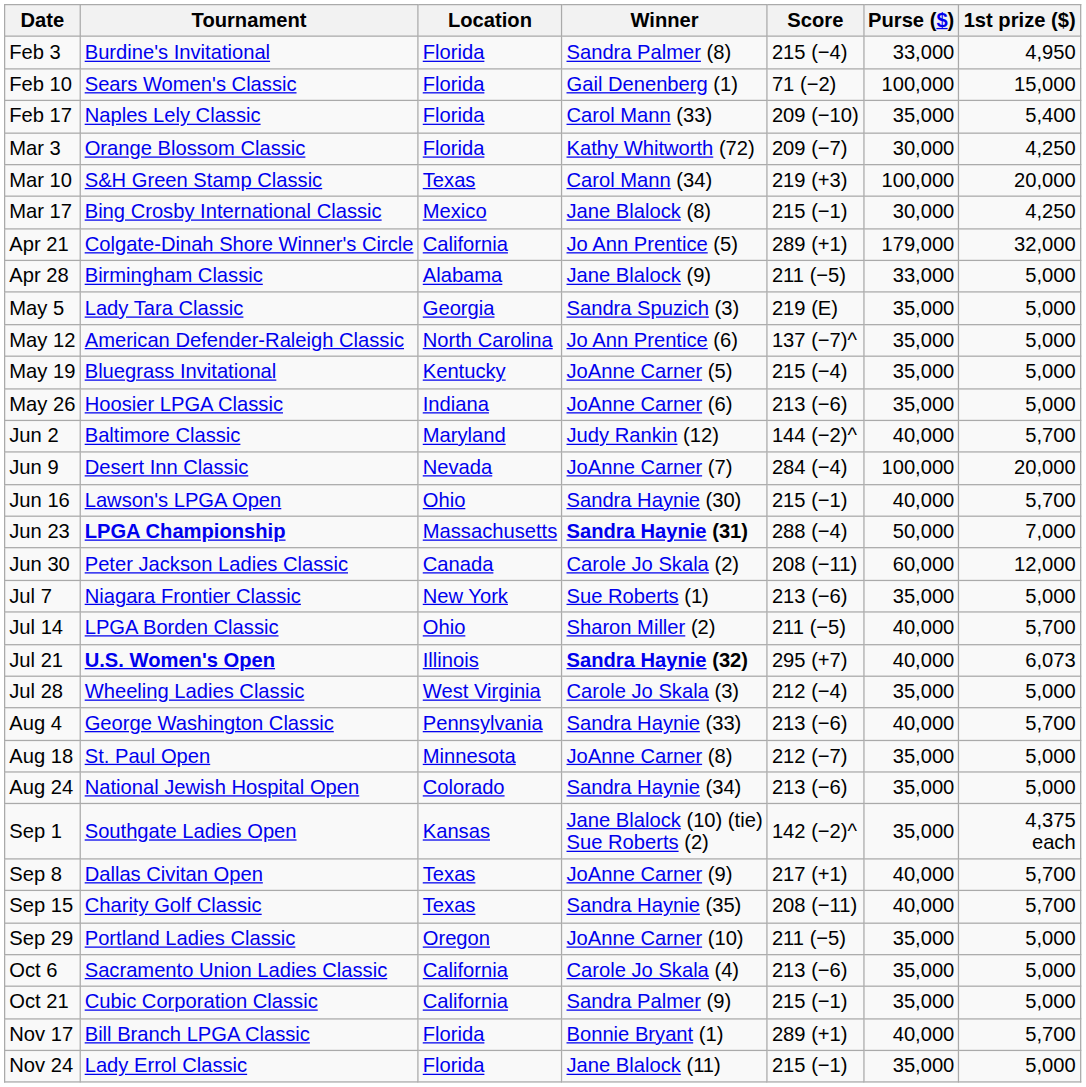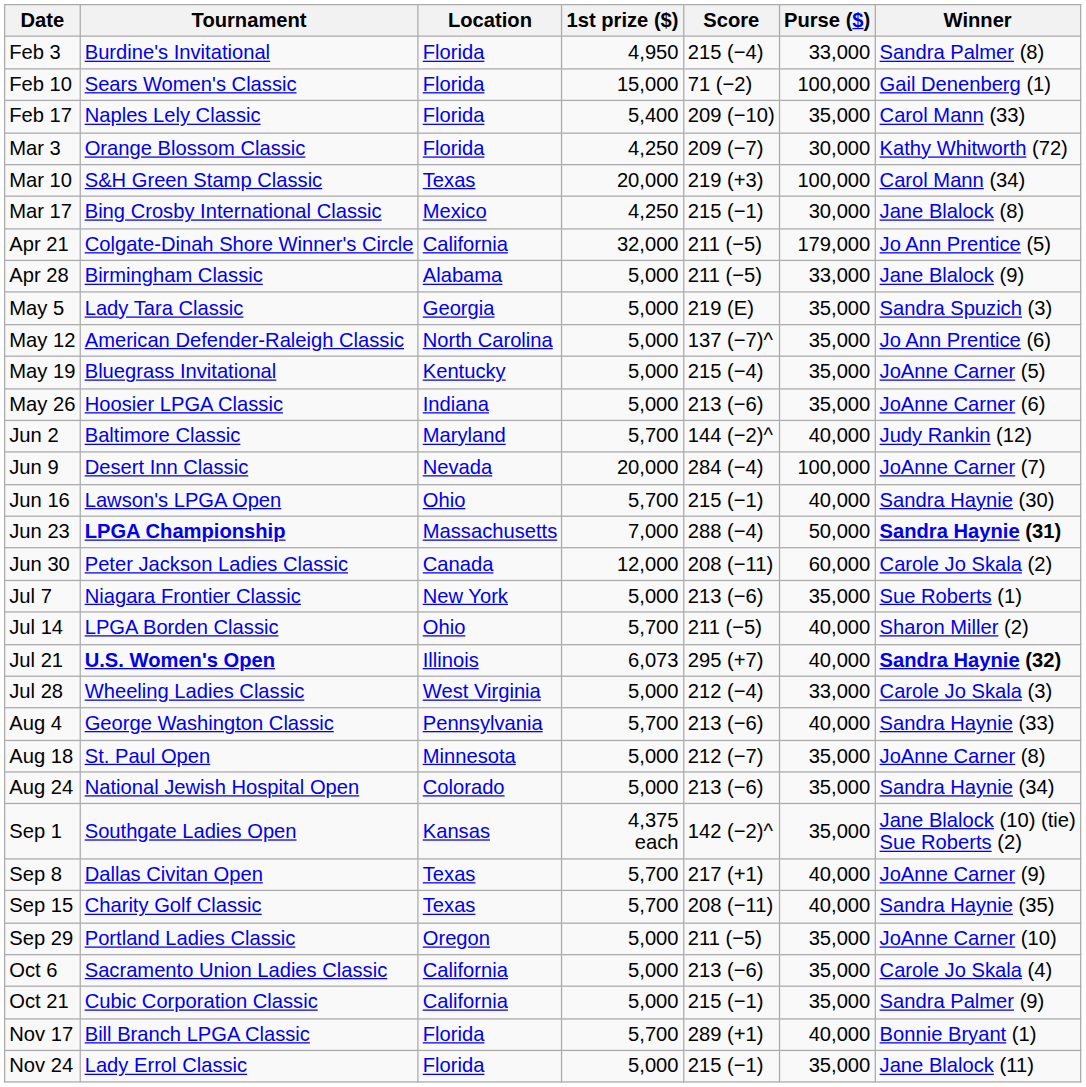columns swapped: (665, 20) <-> (1020, 20)
(810, 244) 289 (+1) -> (725, 244) 211 (−5)
(924, 691) 35,000 -> (839, 691) 33,000
